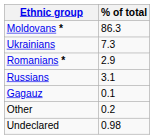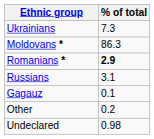rows swapped: (35, 28) <-> (31, 45)
(108, 61) normal -> (108, 61) bold
